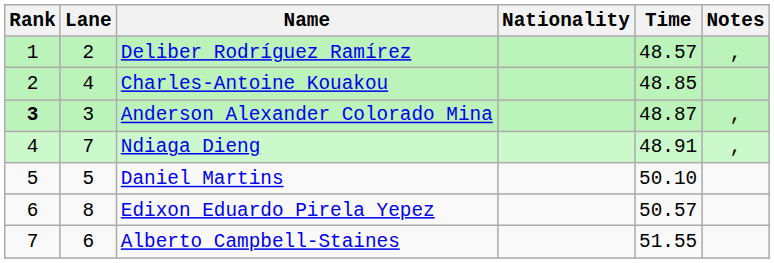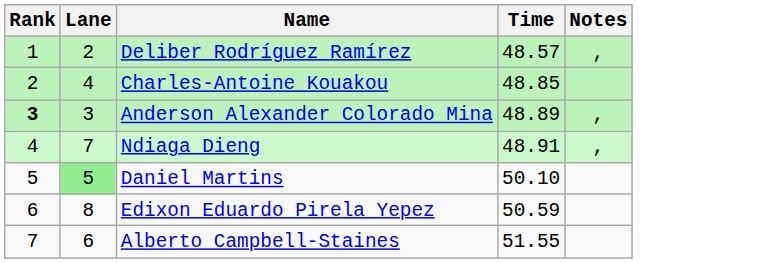- column: (566, 21)
(668, 115) 48.87 -> (531, 115) 48.89
(88, 178) no background -> (88, 178) lightgreen background
(668, 210) 50.57 -> (531, 210) 50.59
